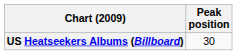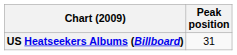(209, 41) 30 -> (209, 41) 31
